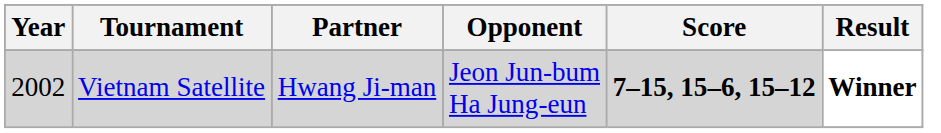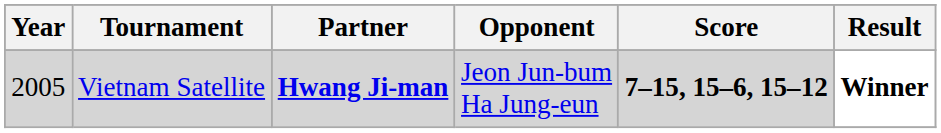(38, 87) 2002 -> (38, 87) 2005
(357, 87) normal -> (363, 87) bold
